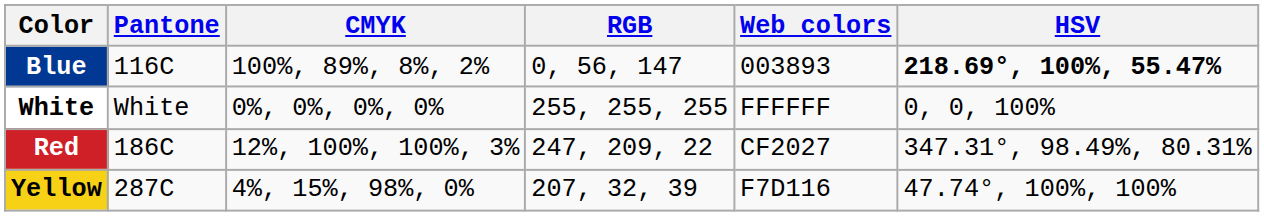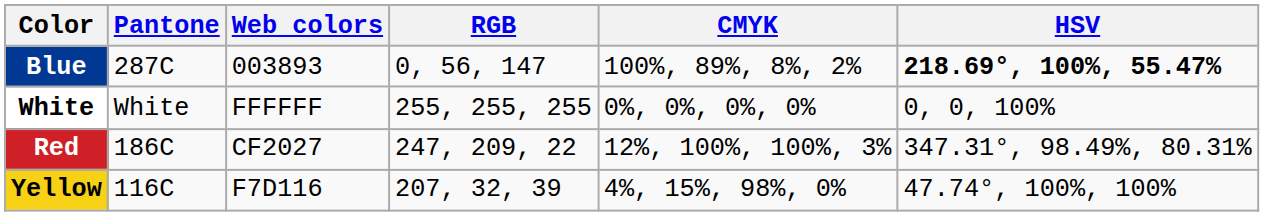columns swapped: (816, 26) <-> (376, 26)
(144, 67) 116C -> (144, 67) 287C
(144, 190) 287C -> (144, 190) 116C
